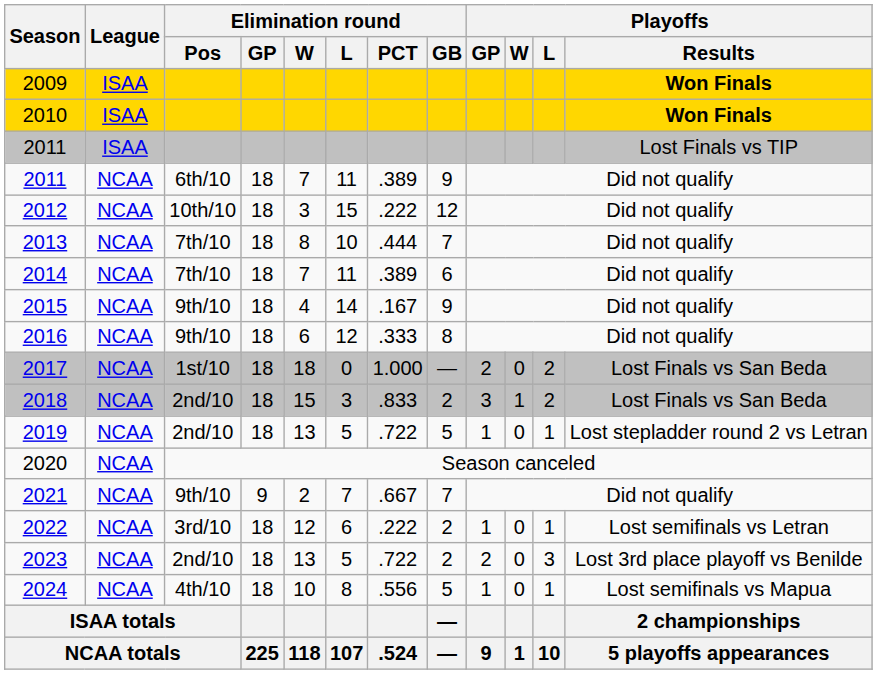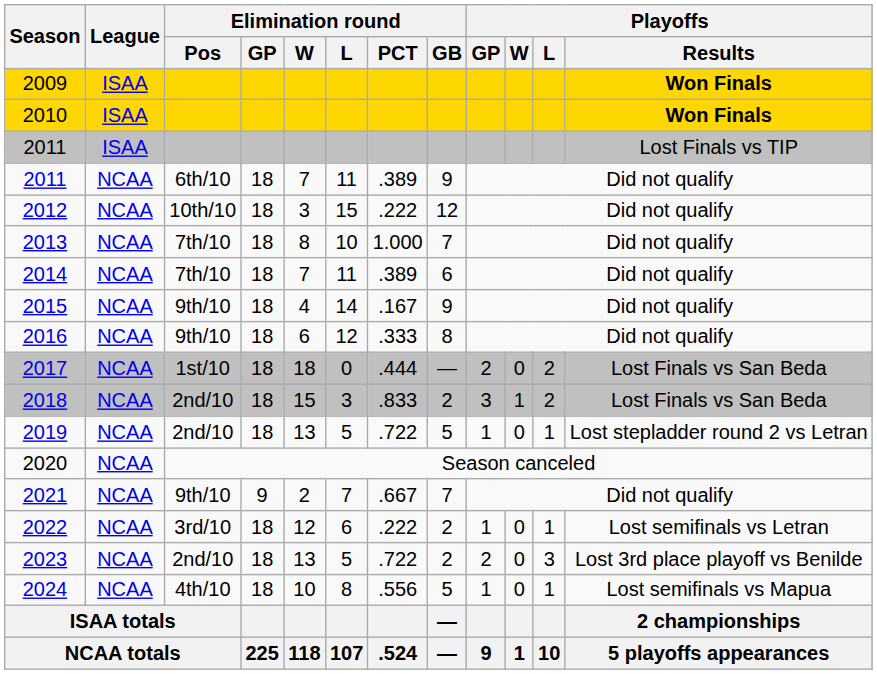(398, 242) .444 -> (398, 242) 1.000
(398, 369) 1.000 -> (398, 369) .444
